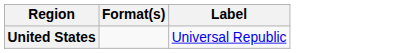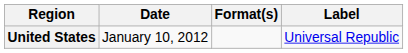+ column: (155, 15)
